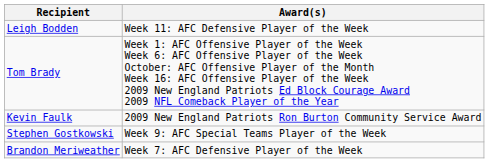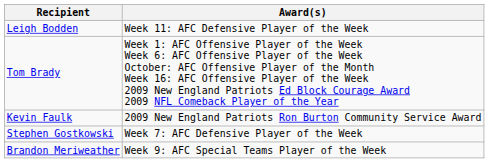(255, 134) Week 9: AFC Special Teams Player of the Week -> (243, 134) Week 7: AFC Defensive Player of the Week
(243, 150) Week 7: AFC Defensive Player of the Week -> (255, 150) Week 9: AFC Special Teams Player of the Week
